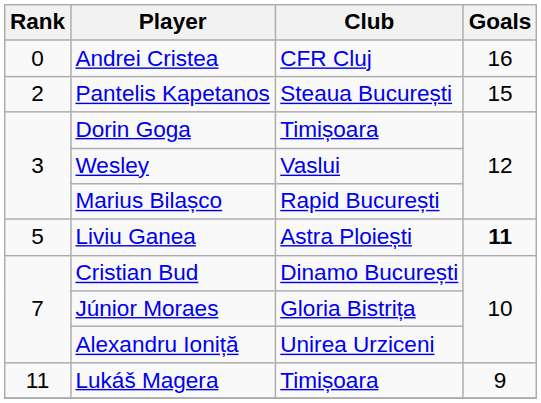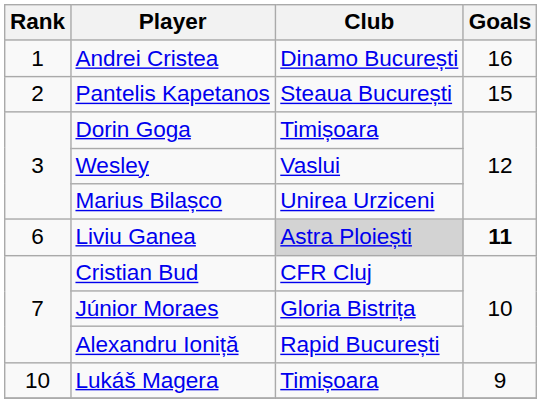(37, 58) 0 -> (37, 58) 1
(326, 58) CFR Cluj -> (369, 58) Dinamo București
(360, 201) Rapid București -> (357, 201) Unirea Urziceni
(37, 237) 5 -> (37, 237) 6
(346, 237) no background -> (346, 237) lightgrey background
(369, 272) Dinamo București -> (326, 272) CFR Cluj
(357, 344) Unirea Urziceni -> (360, 344) Rapid București
(37, 380) 11 -> (37, 380) 10
